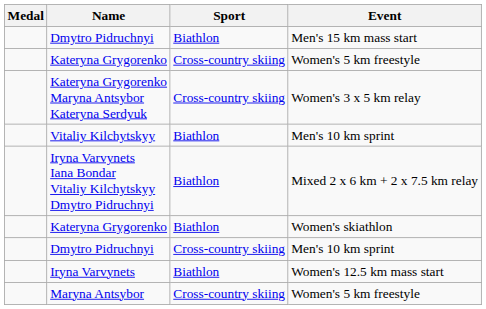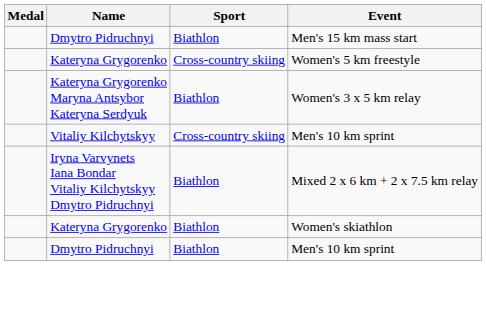(229, 97) Cross-country skiing -> (196, 97) Biathlon
(196, 135) Biathlon -> (229, 135) Cross-country skiing
(229, 249) Cross-country skiing -> (196, 249) Biathlon
- row: (93, 271)
- row: (97, 293)
